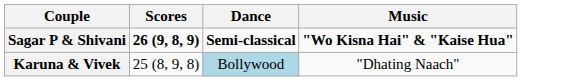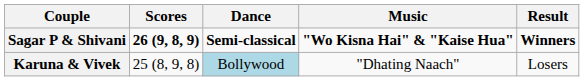+ column: (548, 16)
